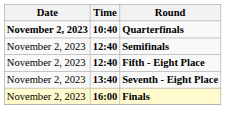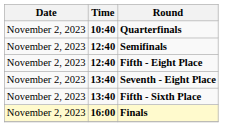(47, 29) bold -> (46, 29) normal
+ row: (161, 96)
